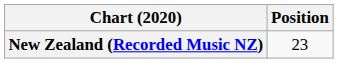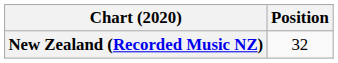(300, 44) 23 -> (300, 44) 32
